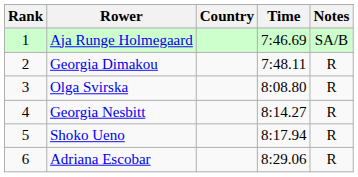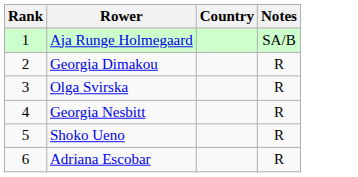- column: (284, 16)
